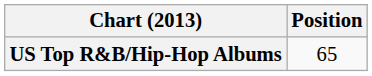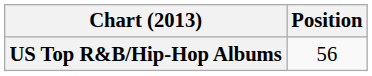(327, 53) 65 -> (327, 53) 56
